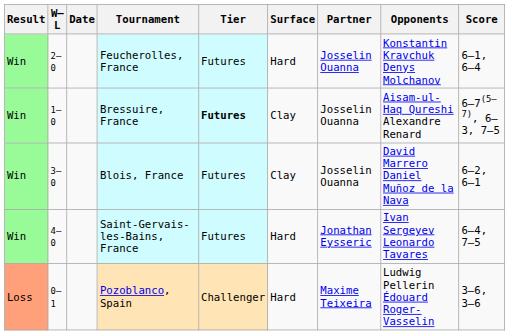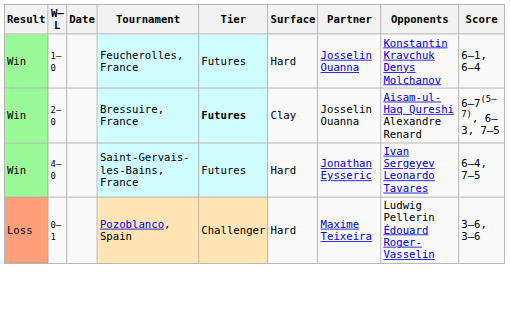(56, 62) 2–0 -> (56, 62) 1–0
(56, 116) 1–0 -> (56, 116) 2–0
- row: (142, 176)
